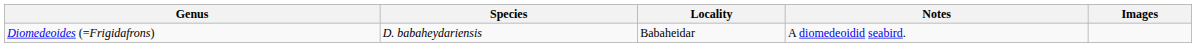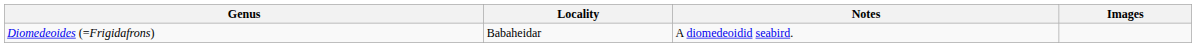- column: (509, 14)
